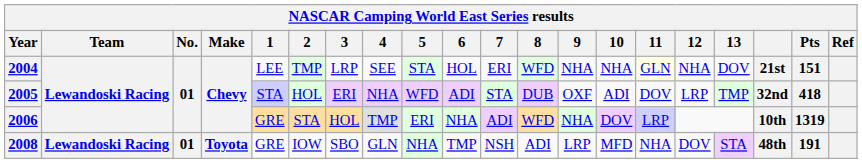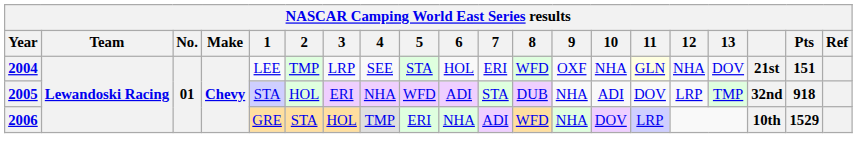(577, 68) NHA -> (572, 68) OXF
(577, 93) OXF -> (572, 93) NHA
(810, 93) 418 -> (804, 93) 918
(810, 119) 1319 -> (804, 119) 1529
- row: (23, 145)
